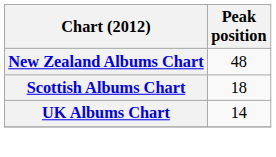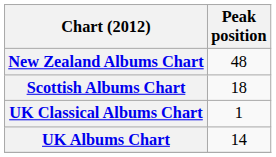+ row: (106, 113)
